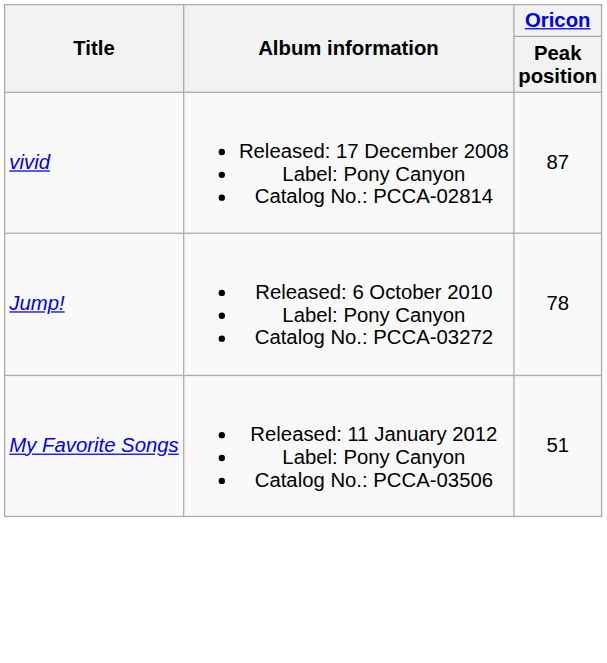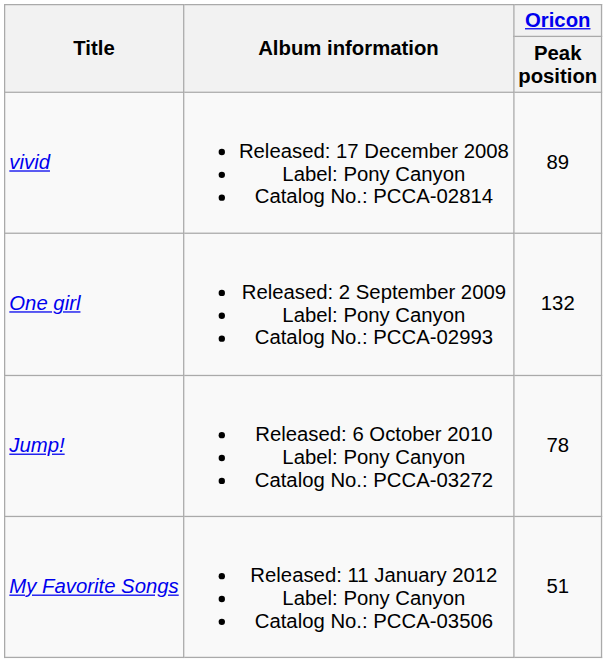(558, 162) 87 -> (558, 162) 89
+ row: (45, 303)
